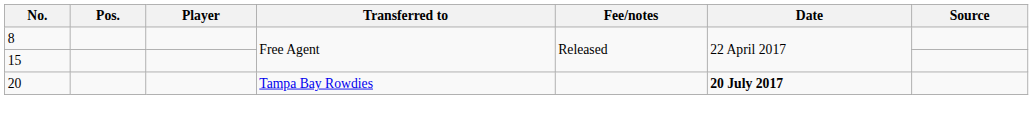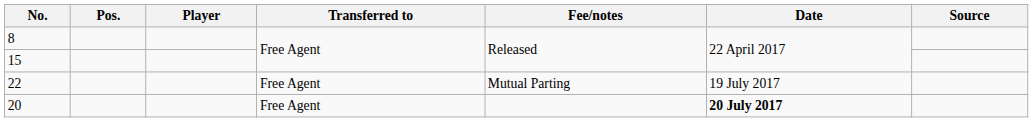+ row: (14, 83)
(316, 83) Tampa Bay Rowdies -> (290, 106) Free Agent
